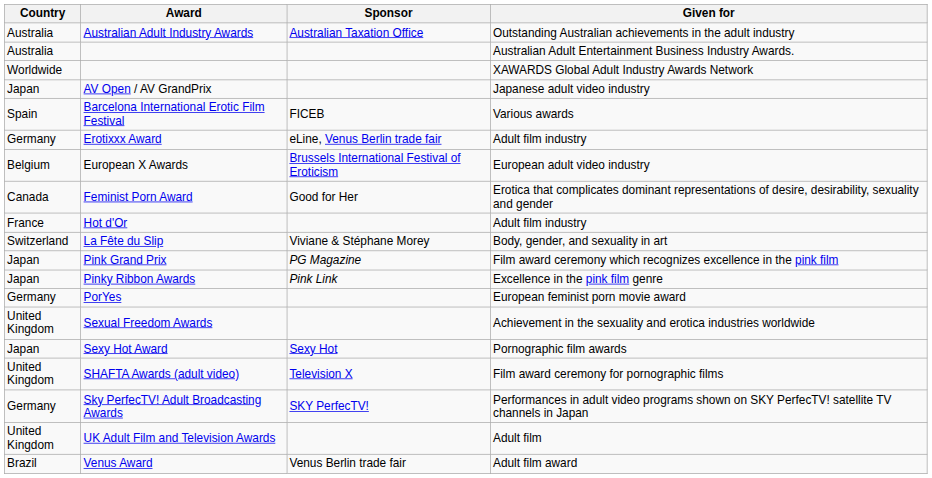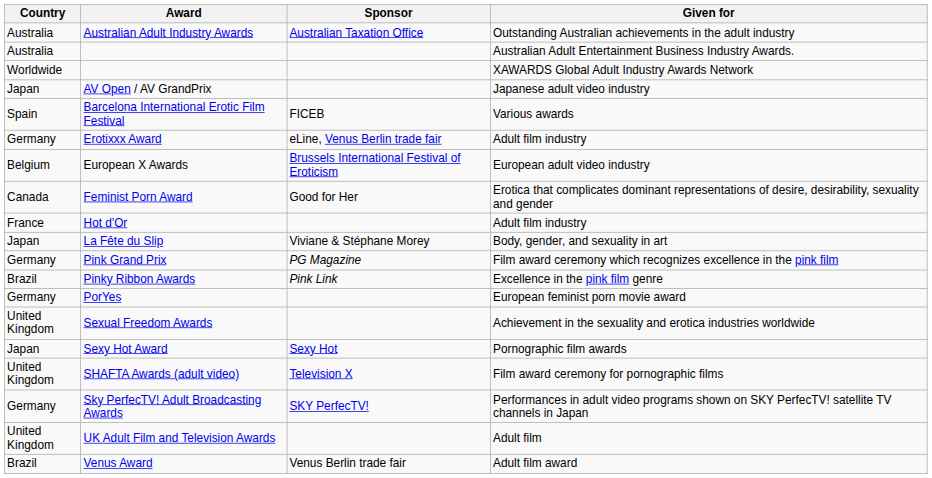(38, 241) Switzerland -> (23, 241) Japan
(23, 260) Japan -> (31, 260) Germany
(23, 279) Japan -> (22, 279) Brazil
